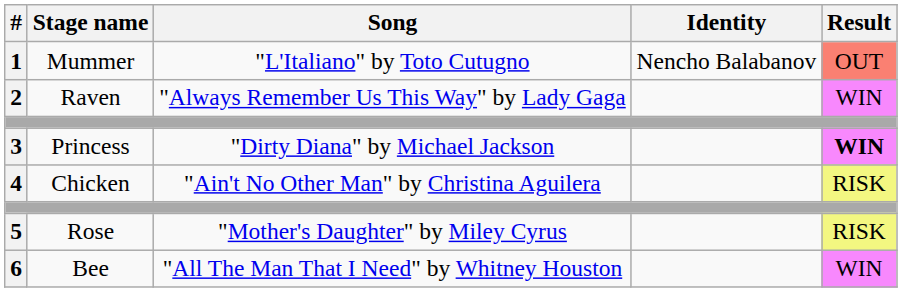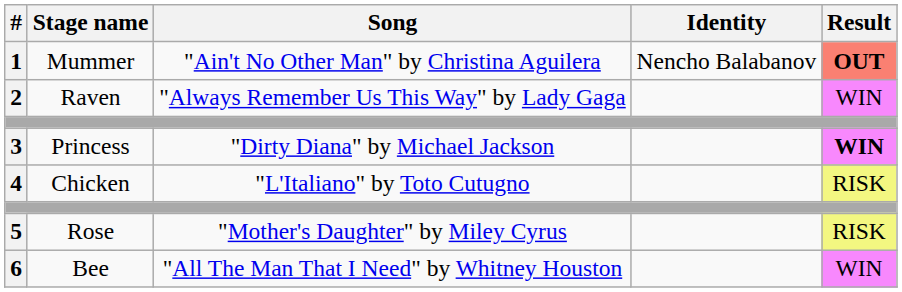(392, 60) "L'Italiano" by Toto Cutugno -> (392, 60) "Ain't No Other Man" by Christina Aguilera
(859, 60) normal -> (859, 60) bold
(392, 183) "Ain't No Other Man" by Christina Aguilera -> (392, 183) "L'Italiano" by Toto Cutugno
